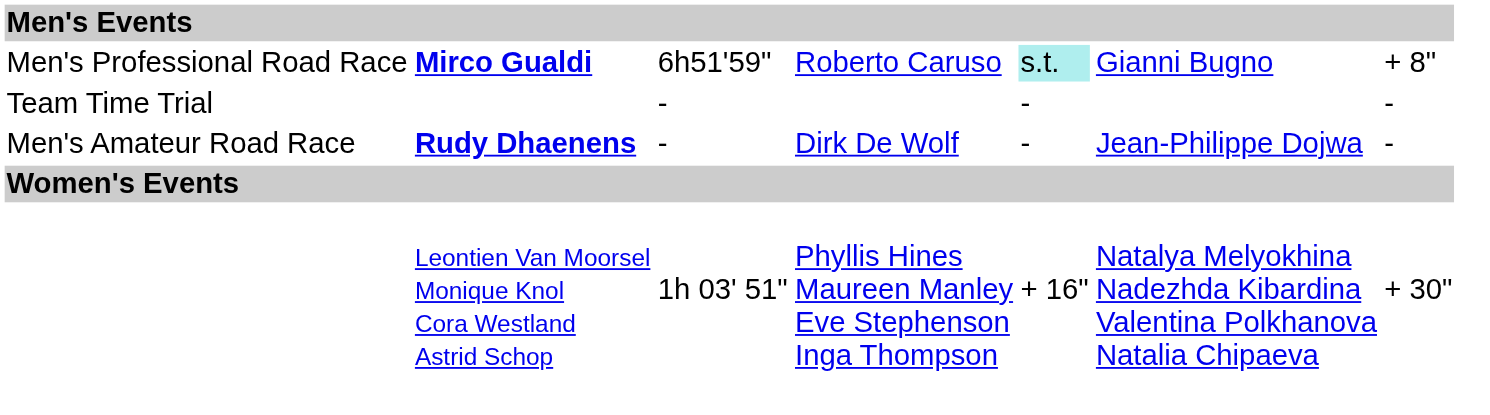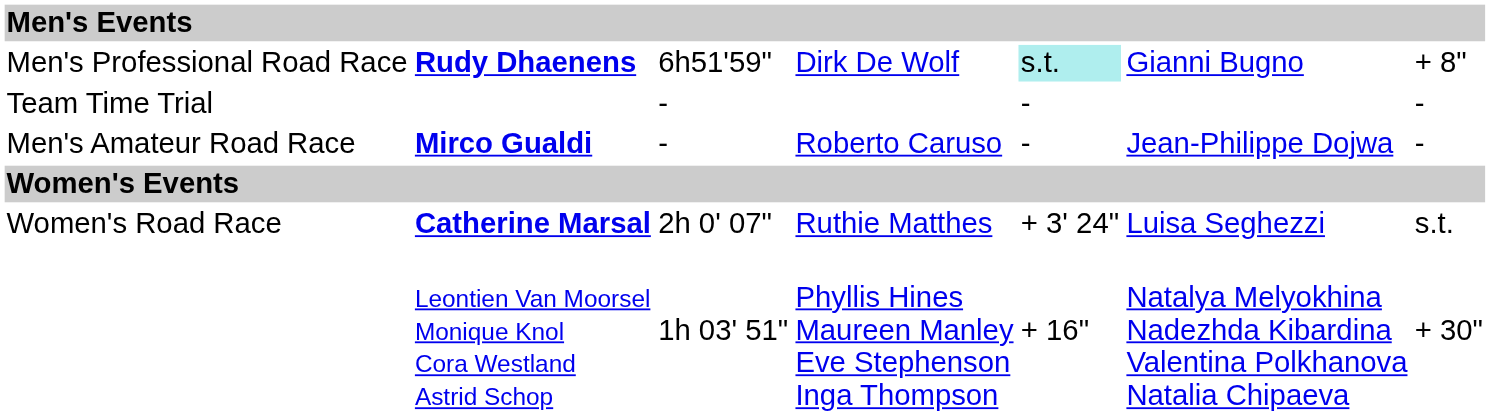(504, 62) Mirco Gualdi -> (526, 62) Rudy Dhaenens
(898, 62) Roberto Caruso -> (877, 62) Dirk De Wolf
(526, 143) Rudy Dhaenens -> (504, 143) Mirco Gualdi
(877, 143) Dirk De Wolf -> (899, 143) Roberto Caruso
+ row: (144, 223)
